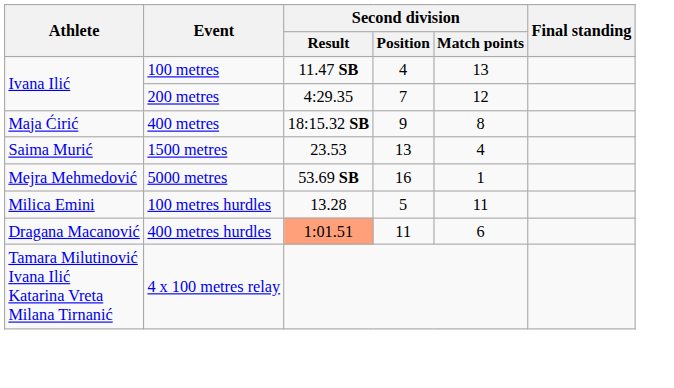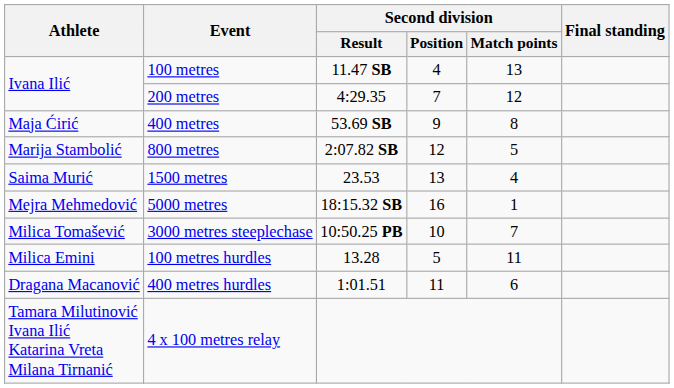(328, 124) 18:15.32 SB -> (361, 124) 53.69 SB
+ row: (183, 151)
(328, 177) 53.69 SB -> (361, 204) 18:15.32 SB
+ row: (230, 231)
(328, 231) lightsalmon background -> (361, 285) no background
